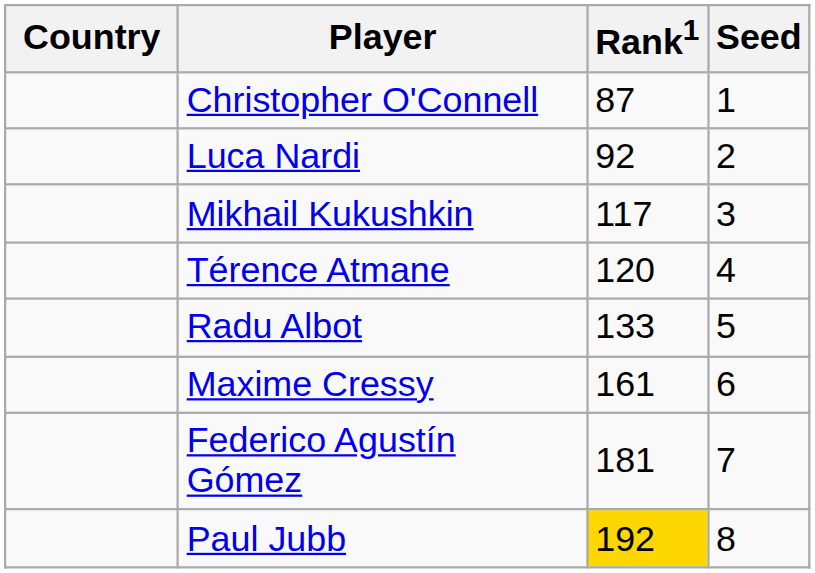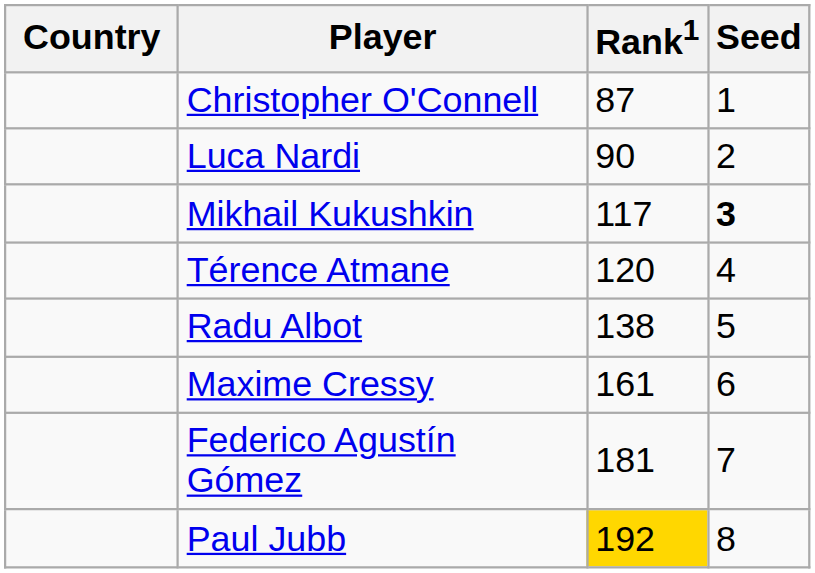(615, 156) 92 -> (615, 156) 90
(726, 213) normal -> (726, 213) bold
(625, 326) 133 -> (625, 326) 138
